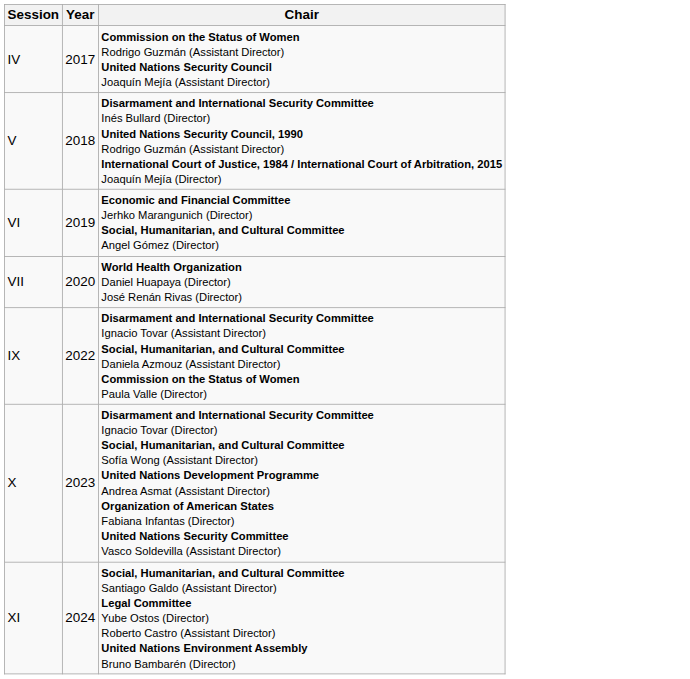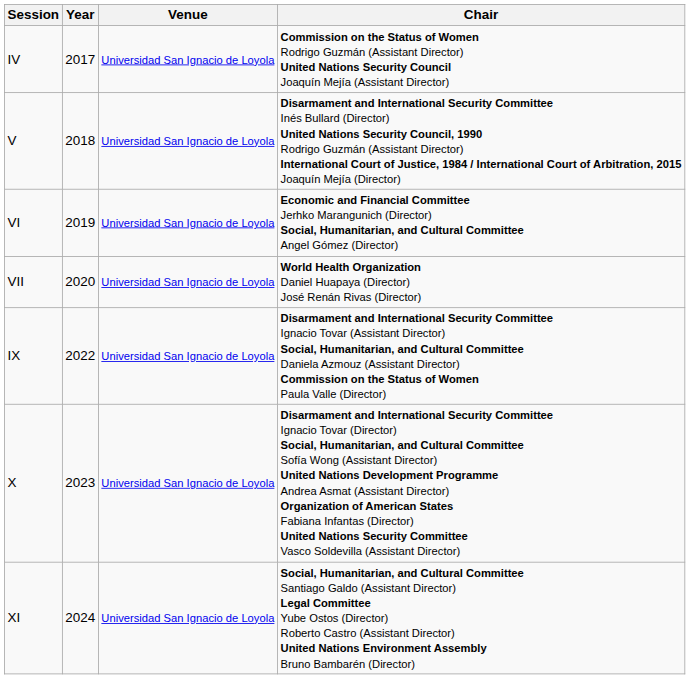+ column: (188, 15)
